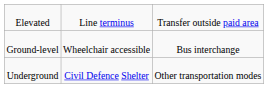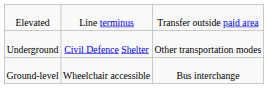rows swapped: (33, 49) <-> (33, 76)
